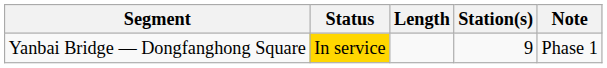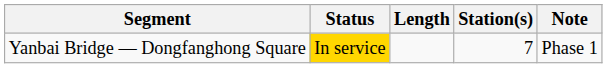(529, 47) 9 -> (529, 47) 7
